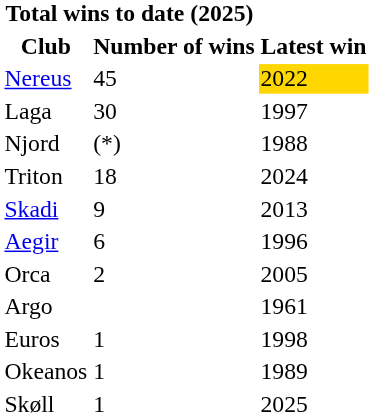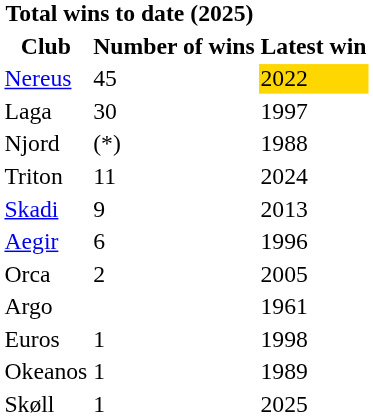(105, 176) 18 -> (105, 176) 11
